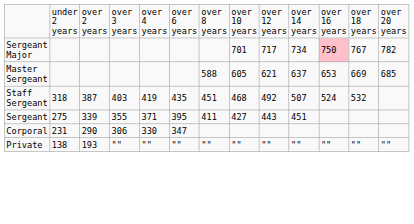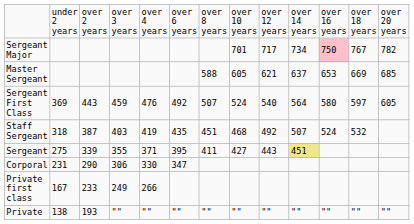+ row: (27, 103)
(299, 117) no background -> (299, 151) khaki background
+ row: (24, 188)
